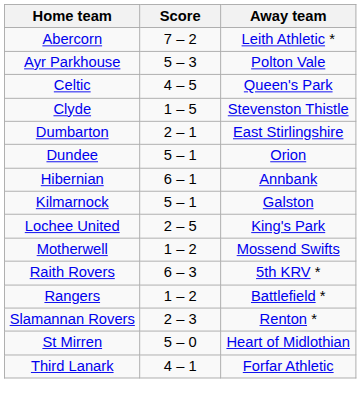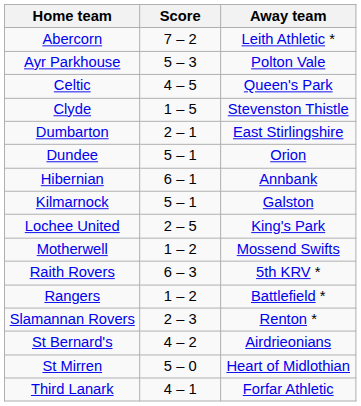+ row: (72, 343)
